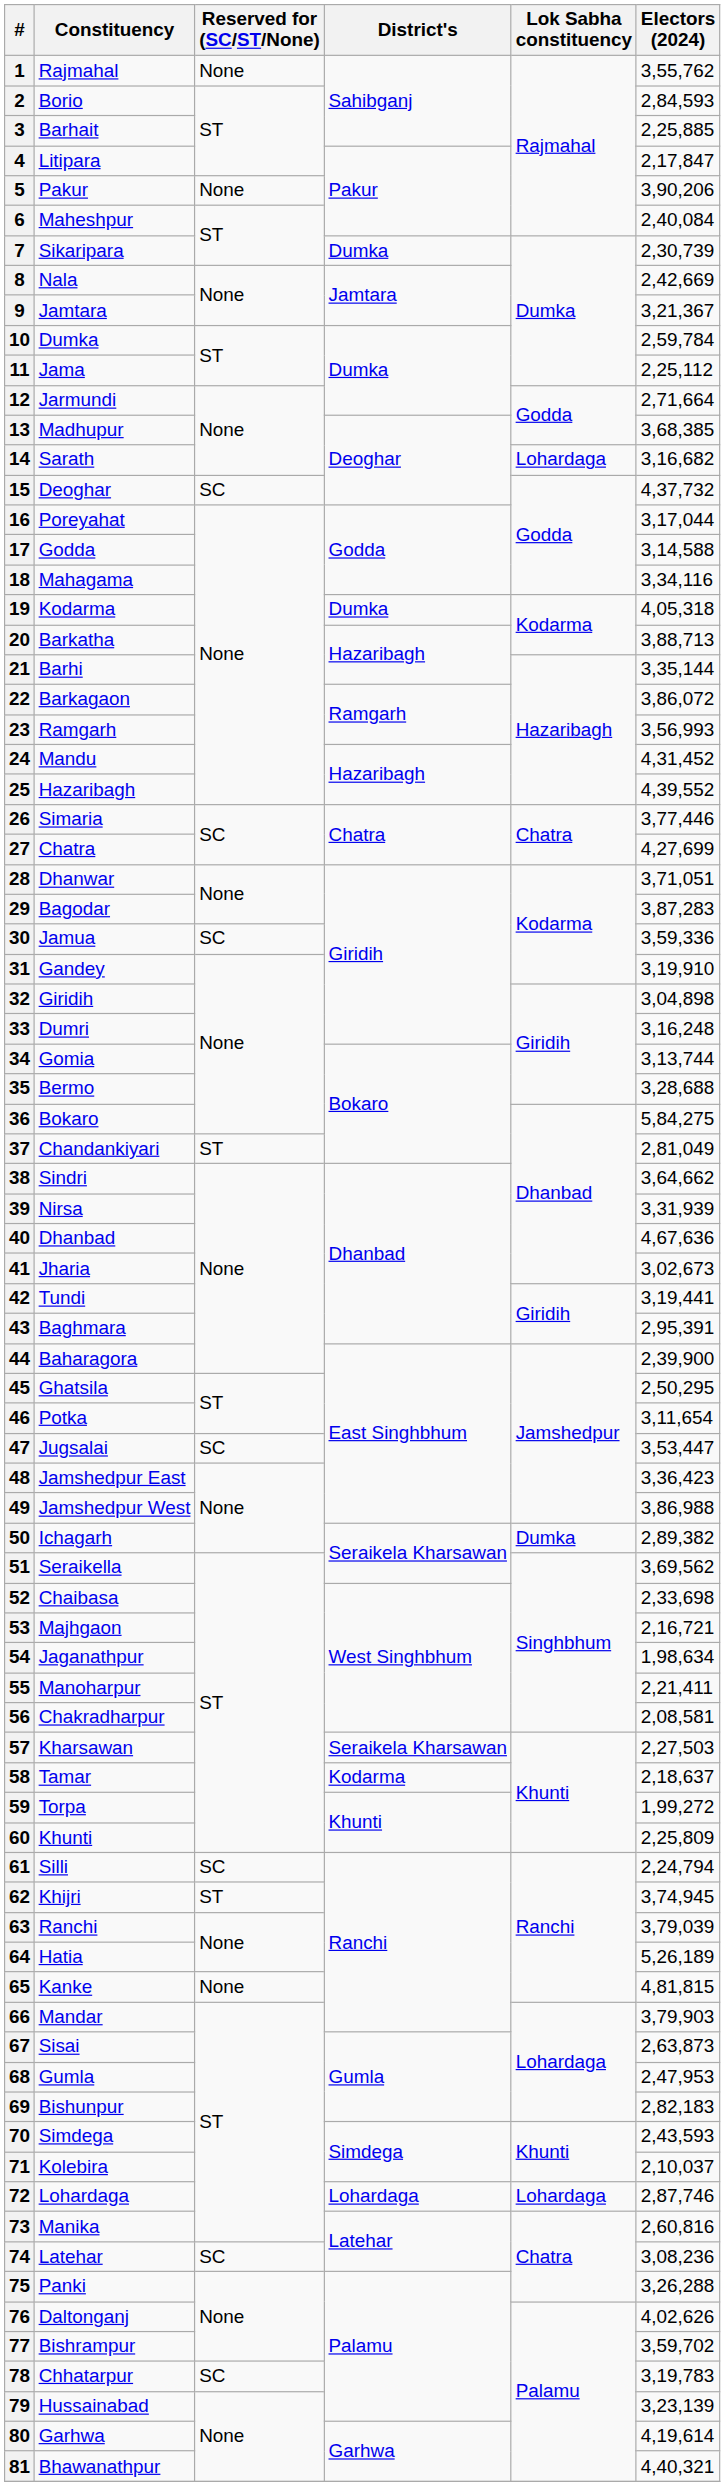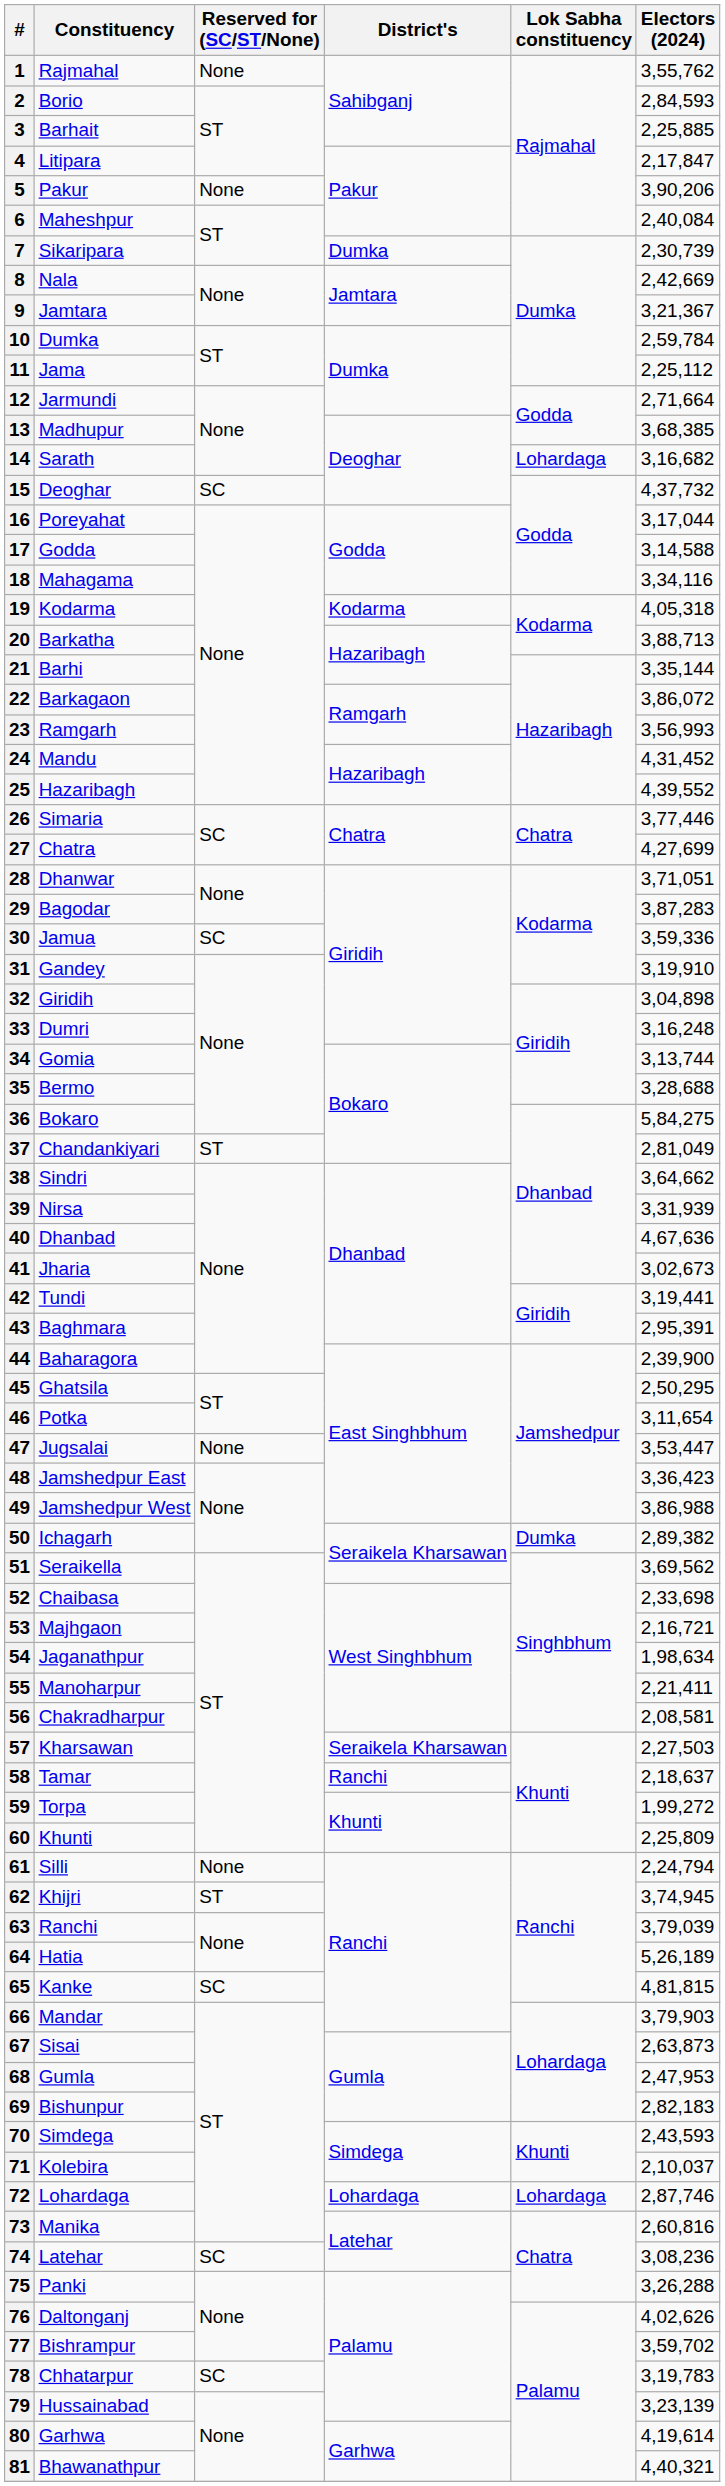(358, 609) Dumka -> (367, 609) Kodarma
(212, 1448) SC -> (222, 1448) None
(367, 1777) Kodarma -> (358, 1777) Ranchi
(212, 1867) SC -> (222, 1867) None
(222, 1986) None -> (212, 1986) SC
